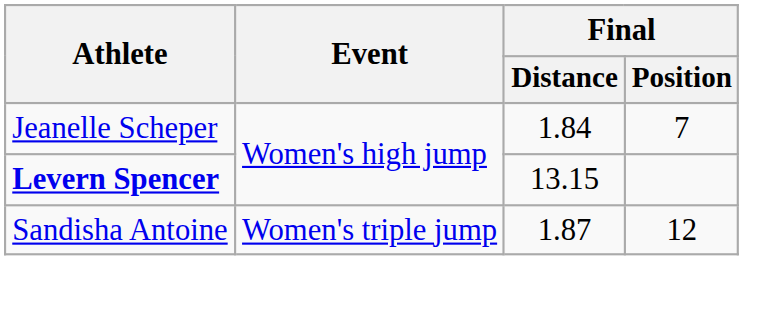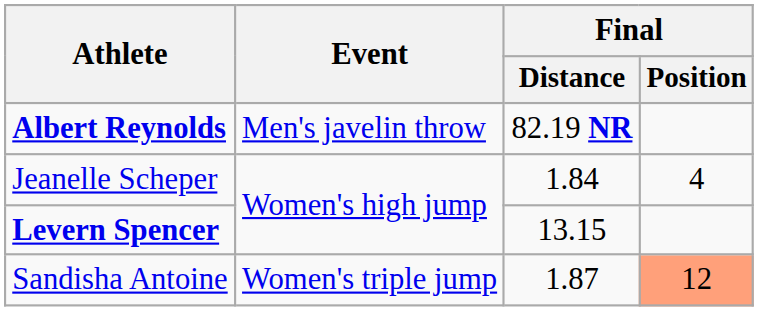+ row: (119, 128)
(682, 128) 7 -> (697, 179) 4
(682, 229) no background -> (697, 280) lightsalmon background
